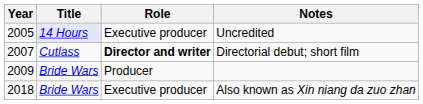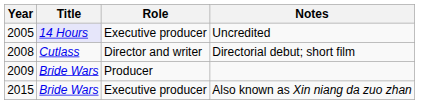(20, 52) 2007 -> (20, 52) 2008
(157, 52) bold -> (153, 52) normal
(20, 90) 2018 -> (20, 90) 2015
